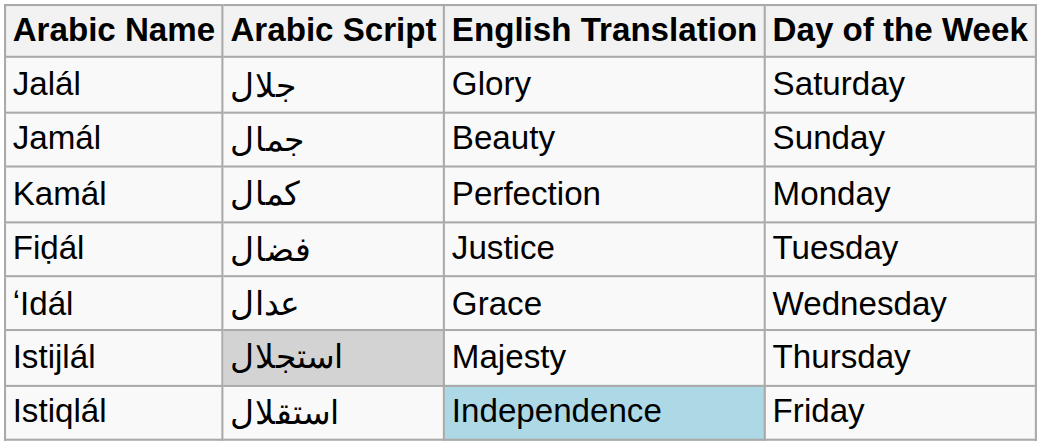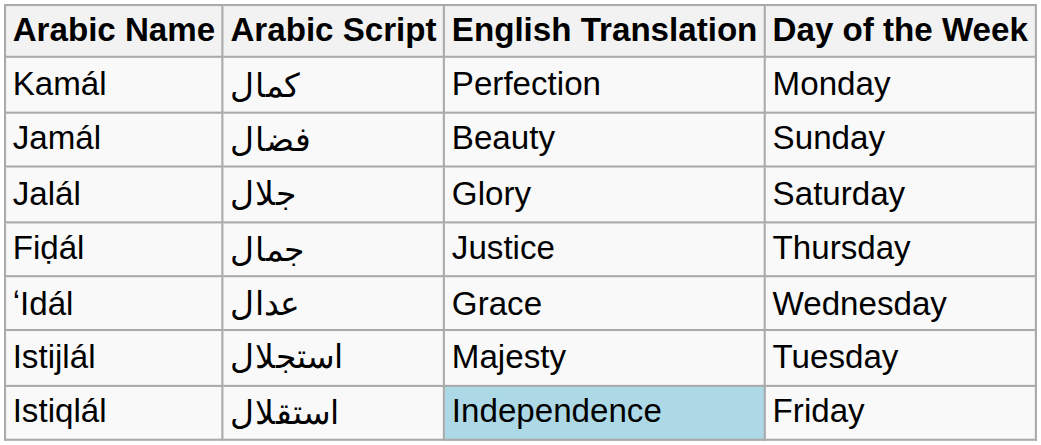rows swapped: (47, 84) <-> (60, 193)
(268, 139) جمال -> (271, 139) فضال
(271, 249) فضال -> (268, 249) جمال
(836, 248) Tuesday -> (842, 248) Thursday
(286, 358) lightgrey background -> (286, 358) no background
(842, 357) Thursday -> (836, 357) Tuesday
